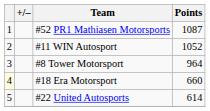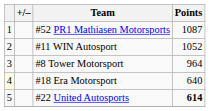(195, 81) 660 -> (195, 81) 640
(195, 98) normal -> (195, 98) bold
